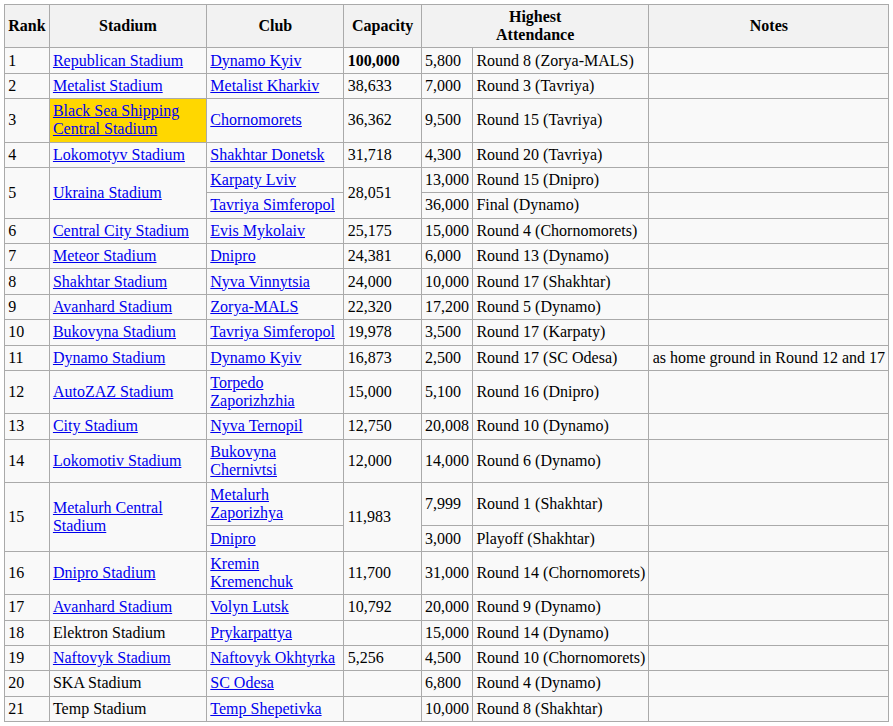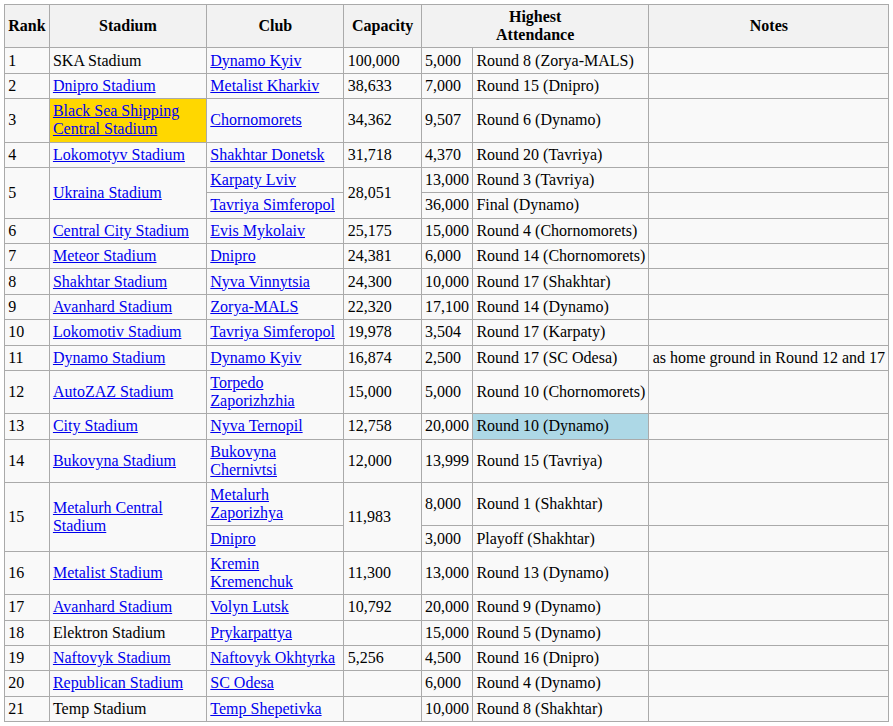(118, 60) Republican Stadium -> (97, 60) SKA Stadium
(374, 60) bold -> (374, 60) normal
(443, 60) 5,800 -> (443, 60) 5,000
(108, 85) Metalist Stadium -> (104, 85) Dnipro Stadium
(535, 85) Round 3 (Tavriya) -> (538, 85) Round 15 (Dnipro)
(370, 120) 36,362 -> (370, 120) 34,362
(443, 120) 9,500 -> (443, 120) 9,507
(539, 120) Round 15 (Tavriya) -> (539, 120) Round 6 (Dynamo)
(443, 154) 4,300 -> (443, 154) 4,370
(538, 180) Round 15 (Dnipro) -> (535, 180) Round 3 (Tavriya)
(543, 256) Round 13 (Dynamo) -> (561, 256) Round 14 (Chornomorets)
(370, 281) 24,000 -> (370, 281) 24,300
(447, 306) 17,200 -> (447, 306) 17,100
(539, 306) Round 5 (Dynamo) -> (543, 306) Round 14 (Dynamo)
(114, 332) Bukovyna Stadium -> (117, 332) Lokomotiv Stadium
(443, 332) 3,500 -> (443, 332) 3,504
(370, 357) 16,873 -> (370, 357) 16,874
(443, 392) 5,100 -> (443, 392) 5,000
(538, 392) Round 16 (Dnipro) -> (561, 392) Round 10 (Chornomorets)
(370, 426) 12,750 -> (370, 426) 12,758
(447, 426) 20,008 -> (447, 426) 20,000
(543, 426) no background -> (543, 426) lightblue background
(117, 460) Lokomotiv Stadium -> (114, 460) Bukovyna Stadium
(447, 460) 14,000 -> (447, 460) 13,999
(539, 460) Round 6 (Dynamo) -> (539, 460) Round 15 (Tavriya)
(443, 504) 7,999 -> (443, 504) 8,000
(104, 572) Dnipro Stadium -> (108, 572) Metalist Stadium
(369, 572) 11,700 -> (369, 572) 11,300
(447, 572) 31,000 -> (447, 572) 13,000
(561, 572) Round 14 (Chornomorets) -> (543, 572) Round 13 (Dynamo)
(543, 632) Round 14 (Dynamo) -> (539, 632) Round 5 (Dynamo)
(561, 658) Round 10 (Chornomorets) -> (538, 658) Round 16 (Dnipro)
(97, 683) SKA Stadium -> (118, 683) Republican Stadium
(443, 683) 6,800 -> (443, 683) 6,000
